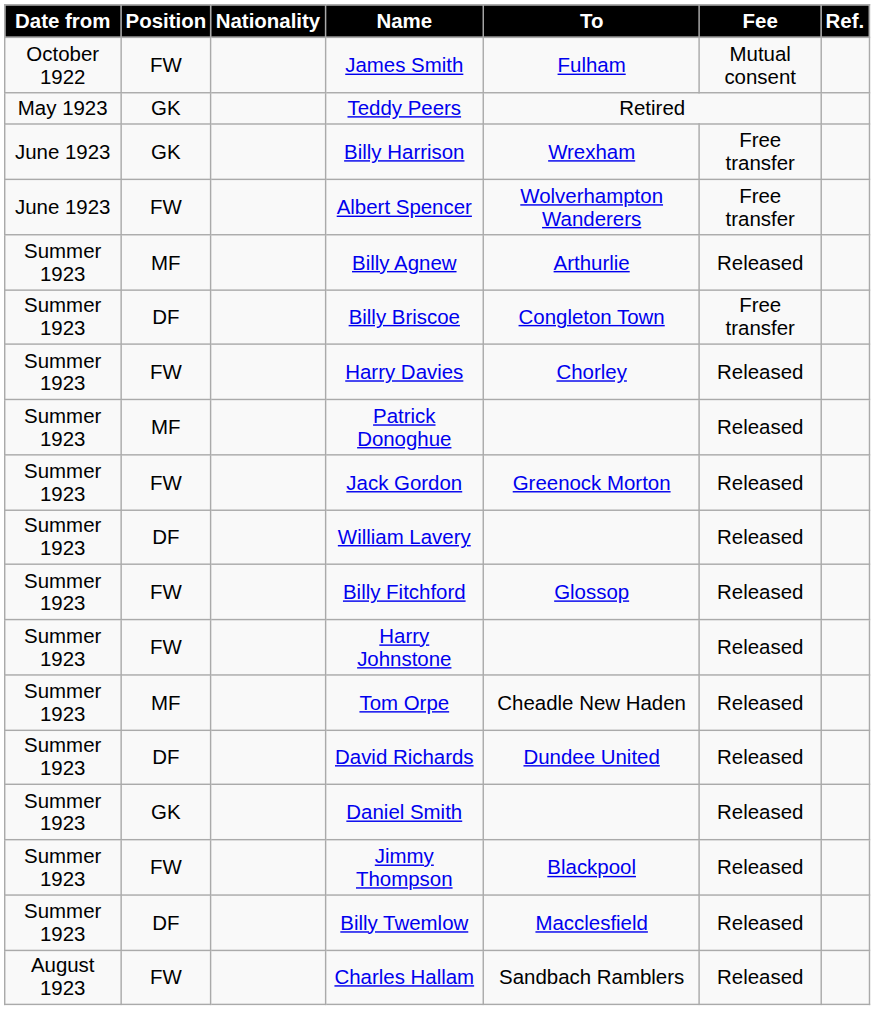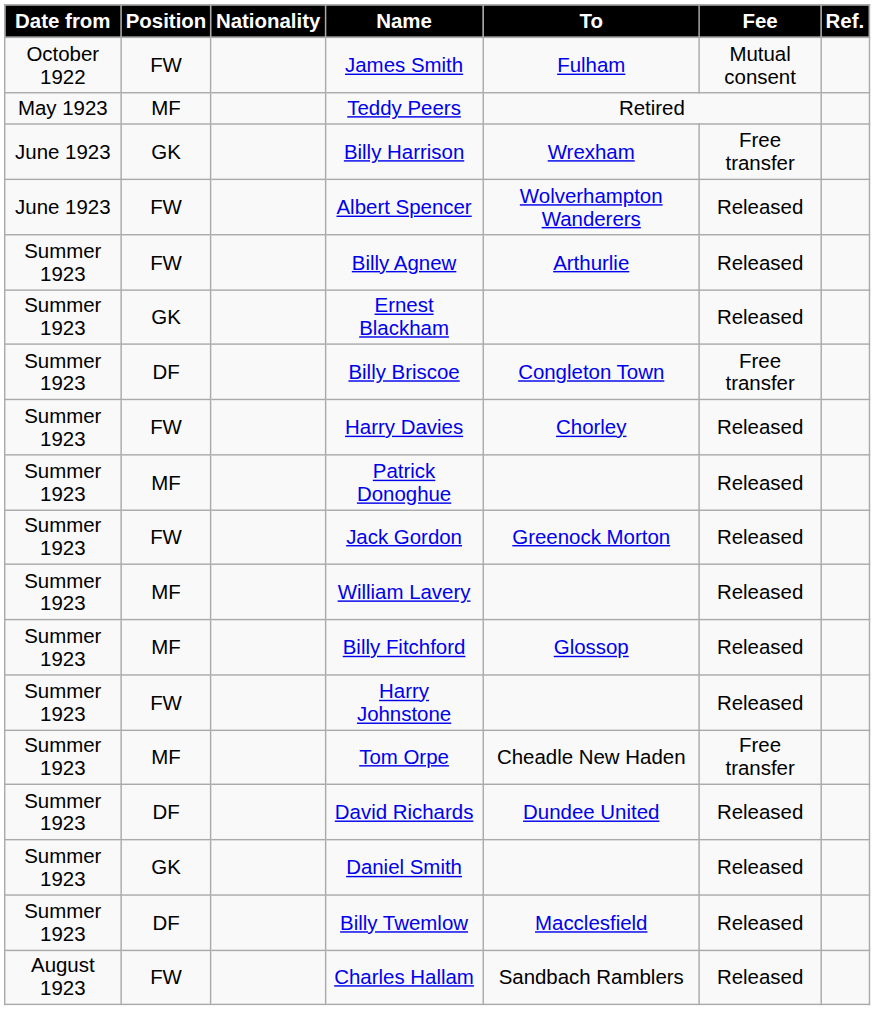(166, 109) GK -> (166, 109) MF
(760, 207) Free transfer -> (760, 207) Released
(166, 262) MF -> (166, 262) FW
+ row: (404, 317)
(166, 537) DF -> (166, 592) MF
(166, 592) FW -> (166, 647) MF
(760, 702) Released -> (760, 758) Free transfer
- row: (404, 868)
